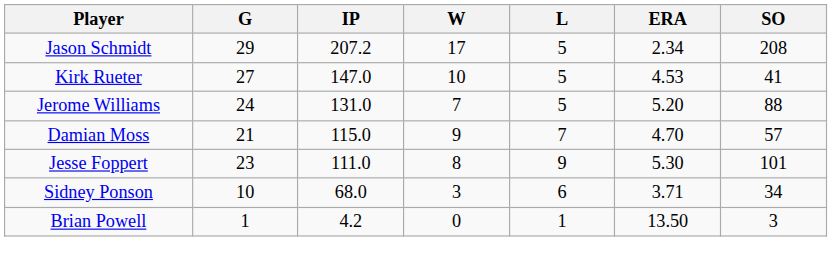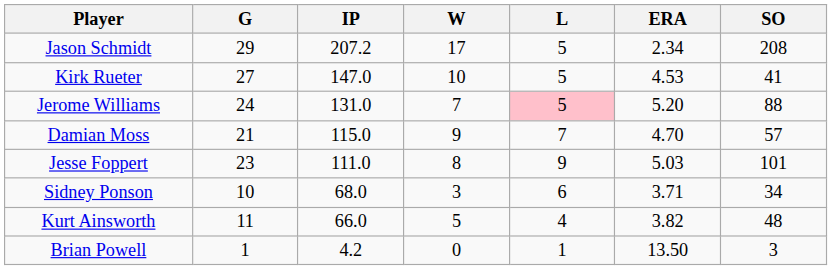(562, 105) no background -> (562, 105) pink background
(668, 163) 5.30 -> (668, 163) 5.03
+ row: (98, 221)
